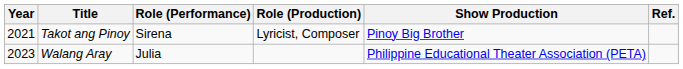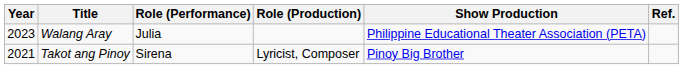rows swapped: (85, 34) <-> (76, 53)
